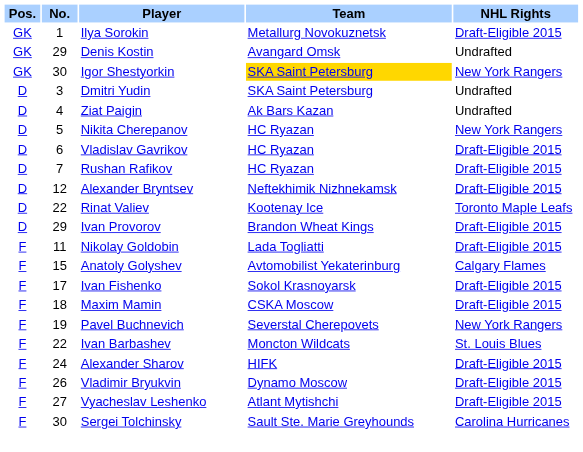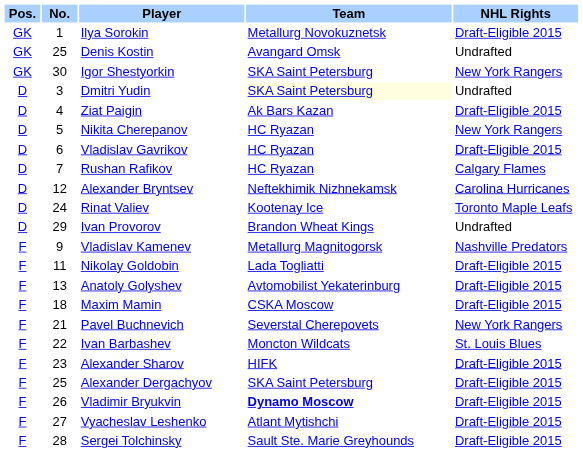(60, 52) 29 -> (60, 52) 25
(310, 71) gold background -> (310, 71) no background
(310, 91) no background -> (310, 91) lightyellow background
(483, 110) Undrafted -> (508, 110) Draft-Eligible 2015
(508, 169) Draft-Eligible 2015 -> (500, 169) Calgary Flames
(508, 188) Draft-Eligible 2015 -> (512, 188) Carolina Hurricanes
(60, 208) 22 -> (60, 208) 24
(508, 227) Draft-Eligible 2015 -> (483, 227) Undrafted
+ row: (136, 246)
(60, 266) 15 -> (60, 285) 13
(500, 266) Calgary Flames -> (508, 285) Draft-Eligible 2015
- row: (121, 285)
(60, 324) 19 -> (60, 324) 21
(60, 363) 24 -> (60, 363) 23
+ row: (146, 382)
(297, 382) normal -> (301, 402) bold
(60, 421) 30 -> (60, 441) 28
(512, 421) Carolina Hurricanes -> (508, 441) Draft-Eligible 2015
